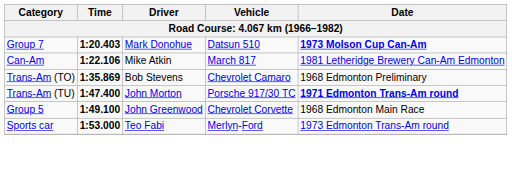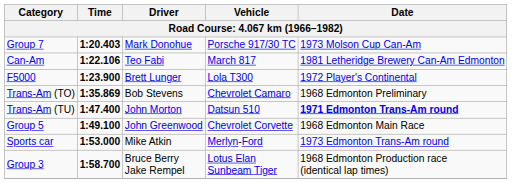(234, 45) Datsun 510 -> (252, 45) Porsche 917/30 TC
(363, 45) bold -> (361, 45) normal
(148, 61) Mike Atkin -> (144, 61) Teo Fabi
+ row: (21, 77)
(252, 93) Porsche 917/30 TC -> (234, 110) Datsun 510
(144, 126) Teo Fabi -> (148, 142) Mike Atkin
+ row: (25, 164)
